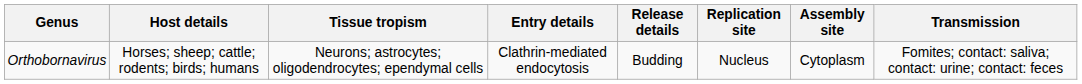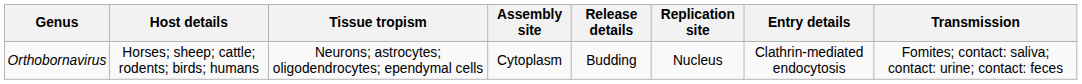columns swapped: (553, 23) <-> (832, 23)
